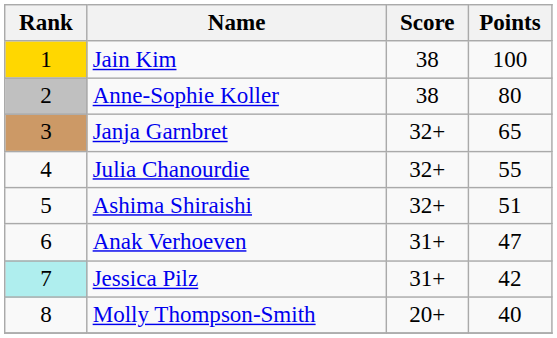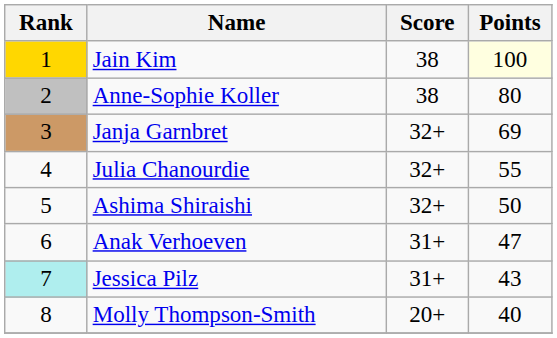(510, 59) no background -> (510, 59) lightyellow background
(510, 132) 65 -> (510, 132) 69
(510, 205) 51 -> (510, 205) 50
(510, 278) 42 -> (510, 278) 43
